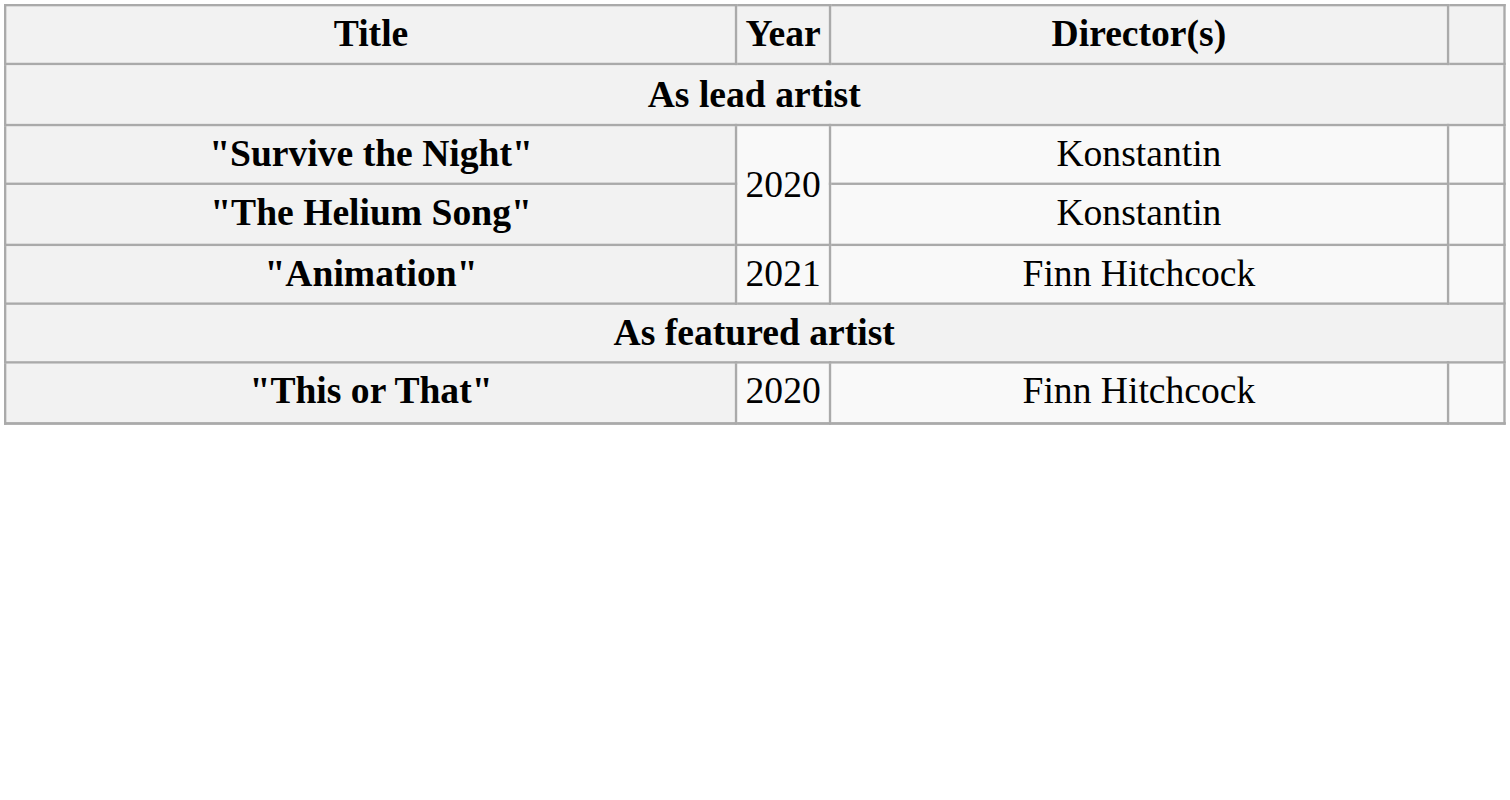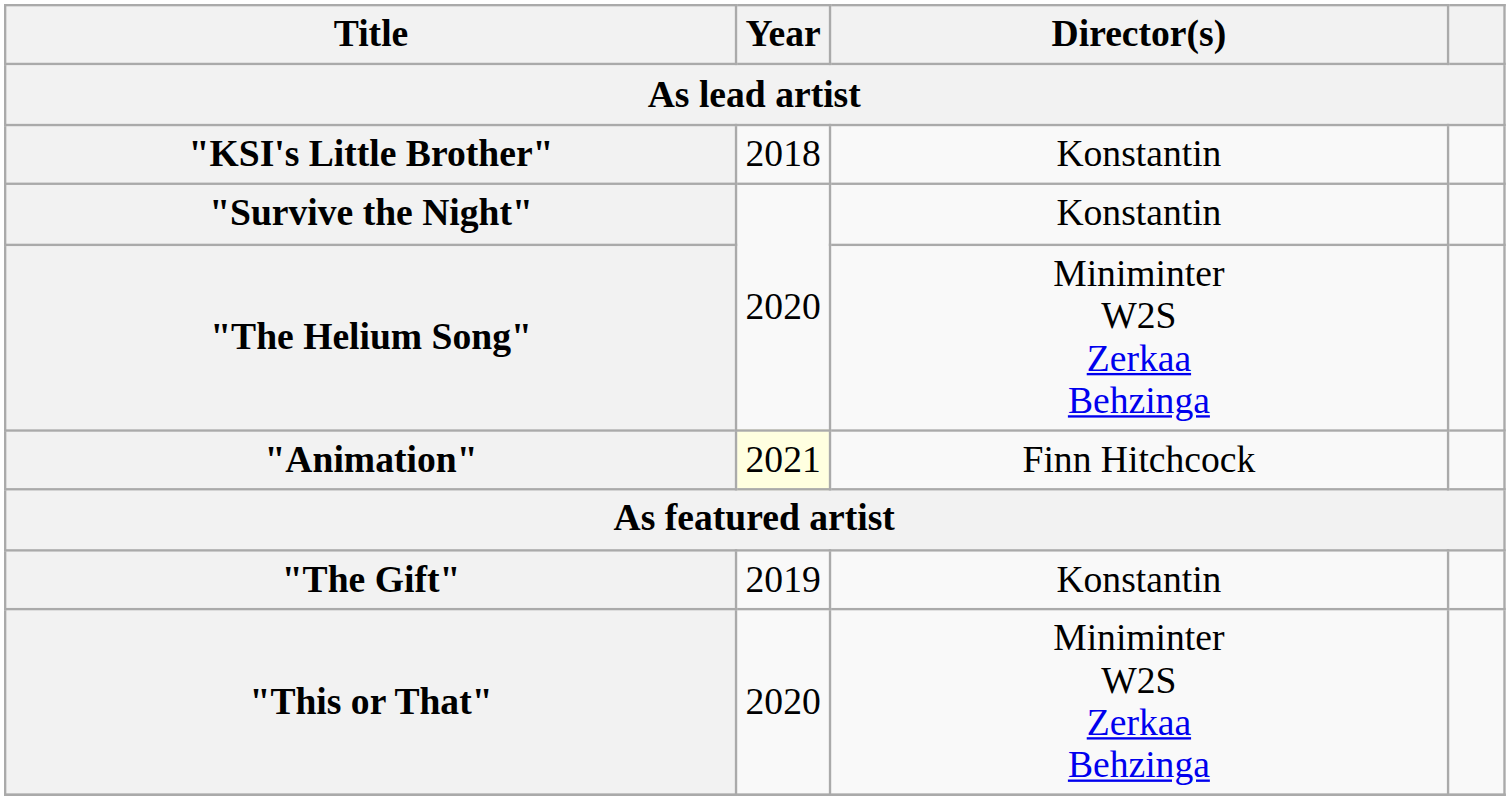+ row: (371, 153)
(1139, 213) Konstantin -> (1139, 336) Miniminter W2S Zerkaa Behzinga
(783, 272) no background -> (783, 459) lightyellow background
+ row: (371, 578)
(1139, 392) Finn Hitchcock -> (1139, 701) Miniminter W2S Zerkaa Behzinga
